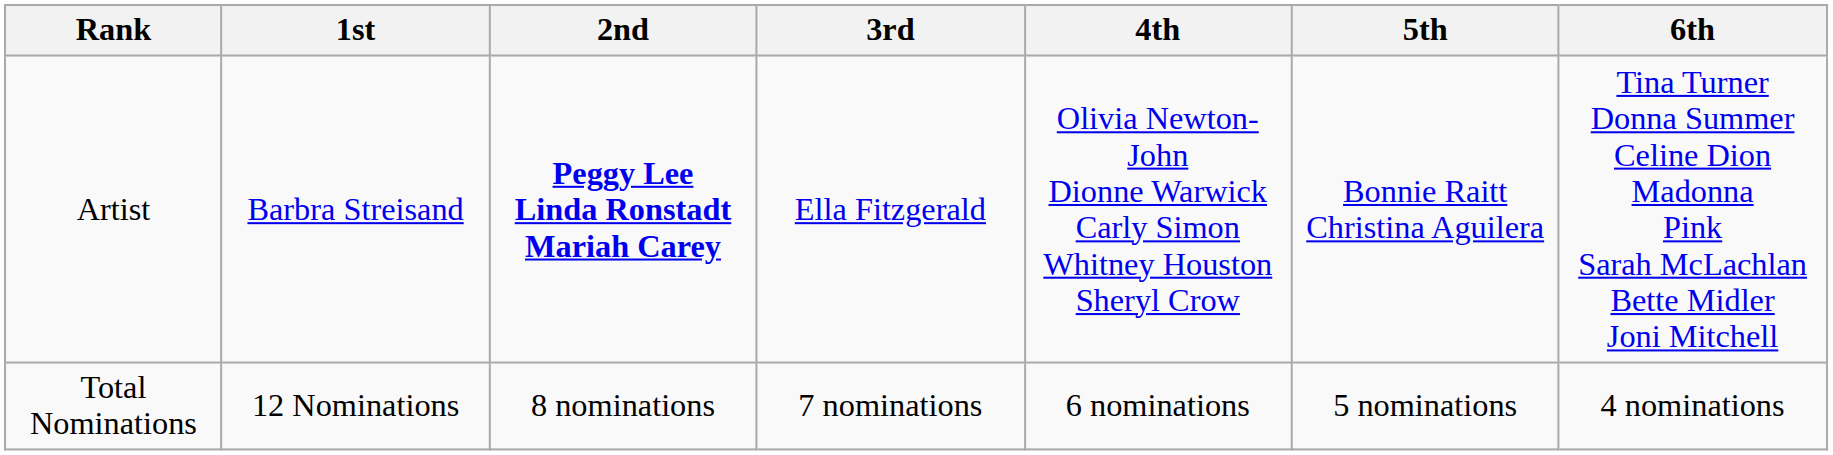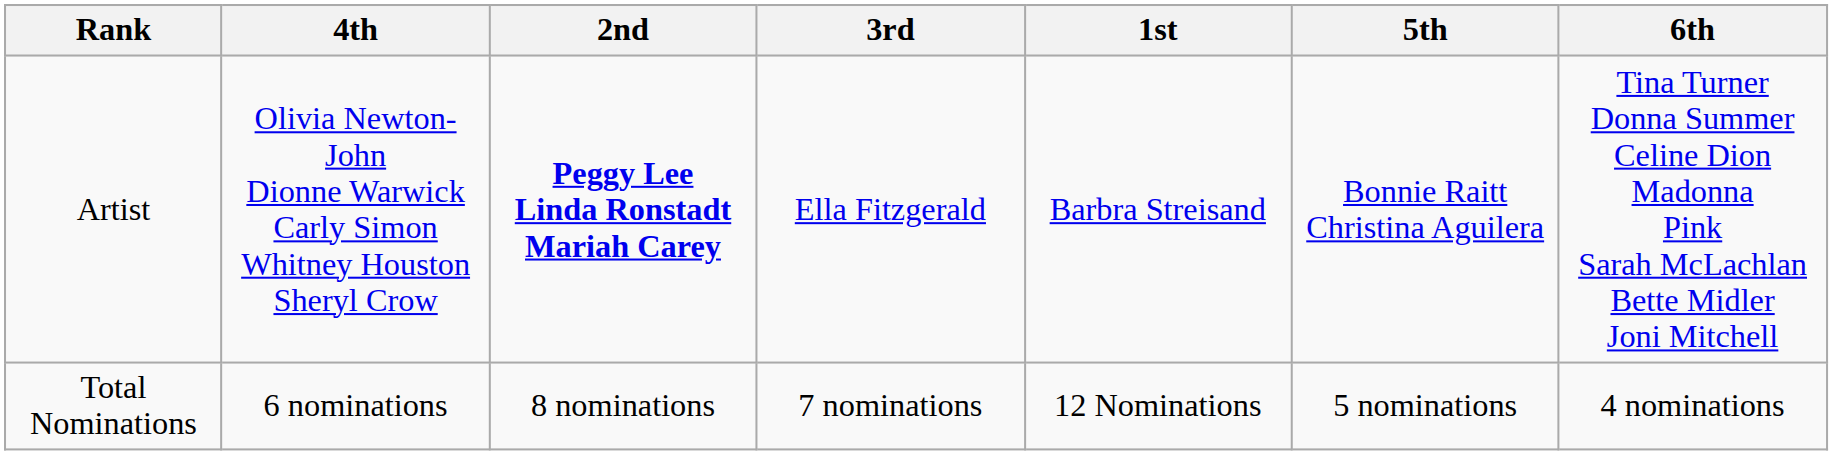columns swapped: (356, 30) <-> (1158, 30)
